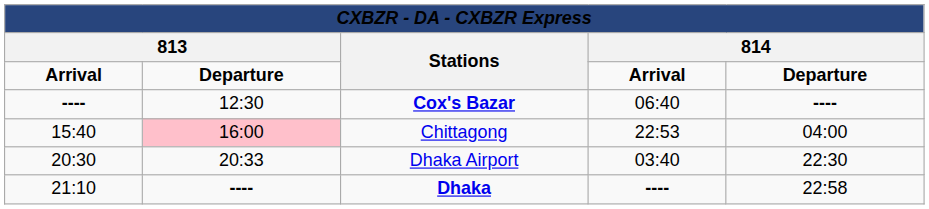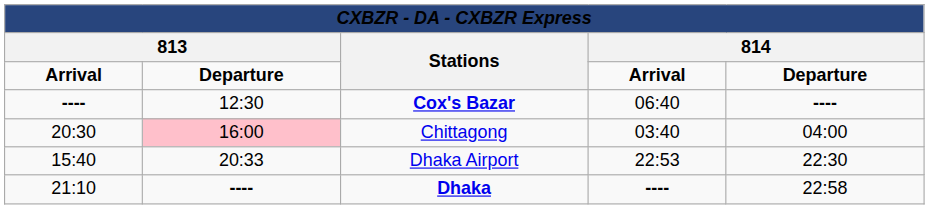(74, 132) 15:40 -> (74, 132) 20:30
(657, 132) 22:53 -> (657, 132) 03:40
(74, 160) 20:30 -> (74, 160) 15:40
(657, 160) 03:40 -> (657, 160) 22:53
